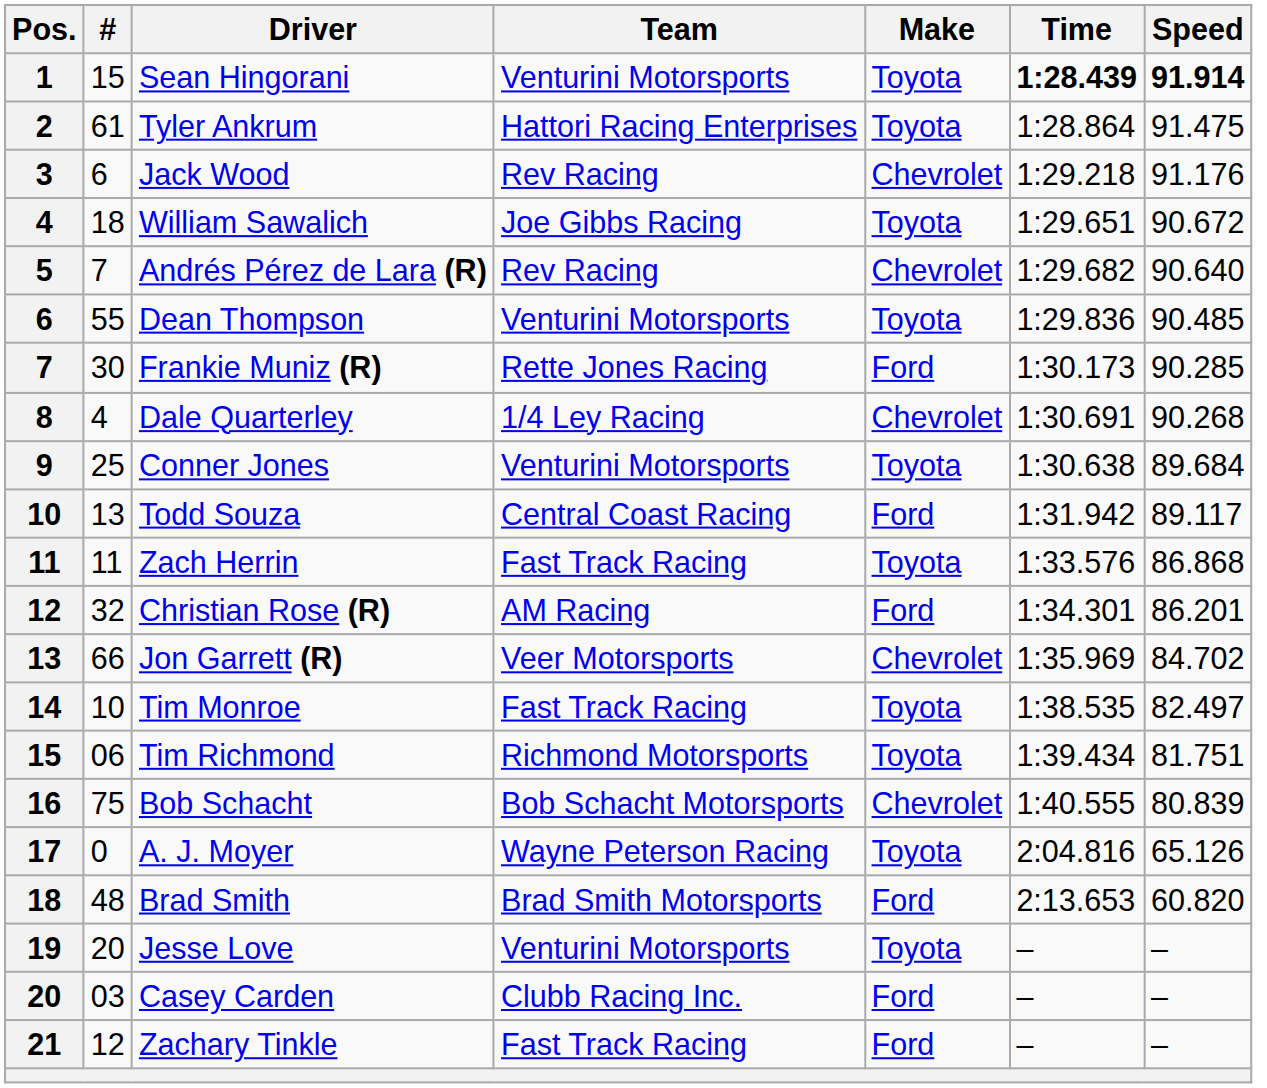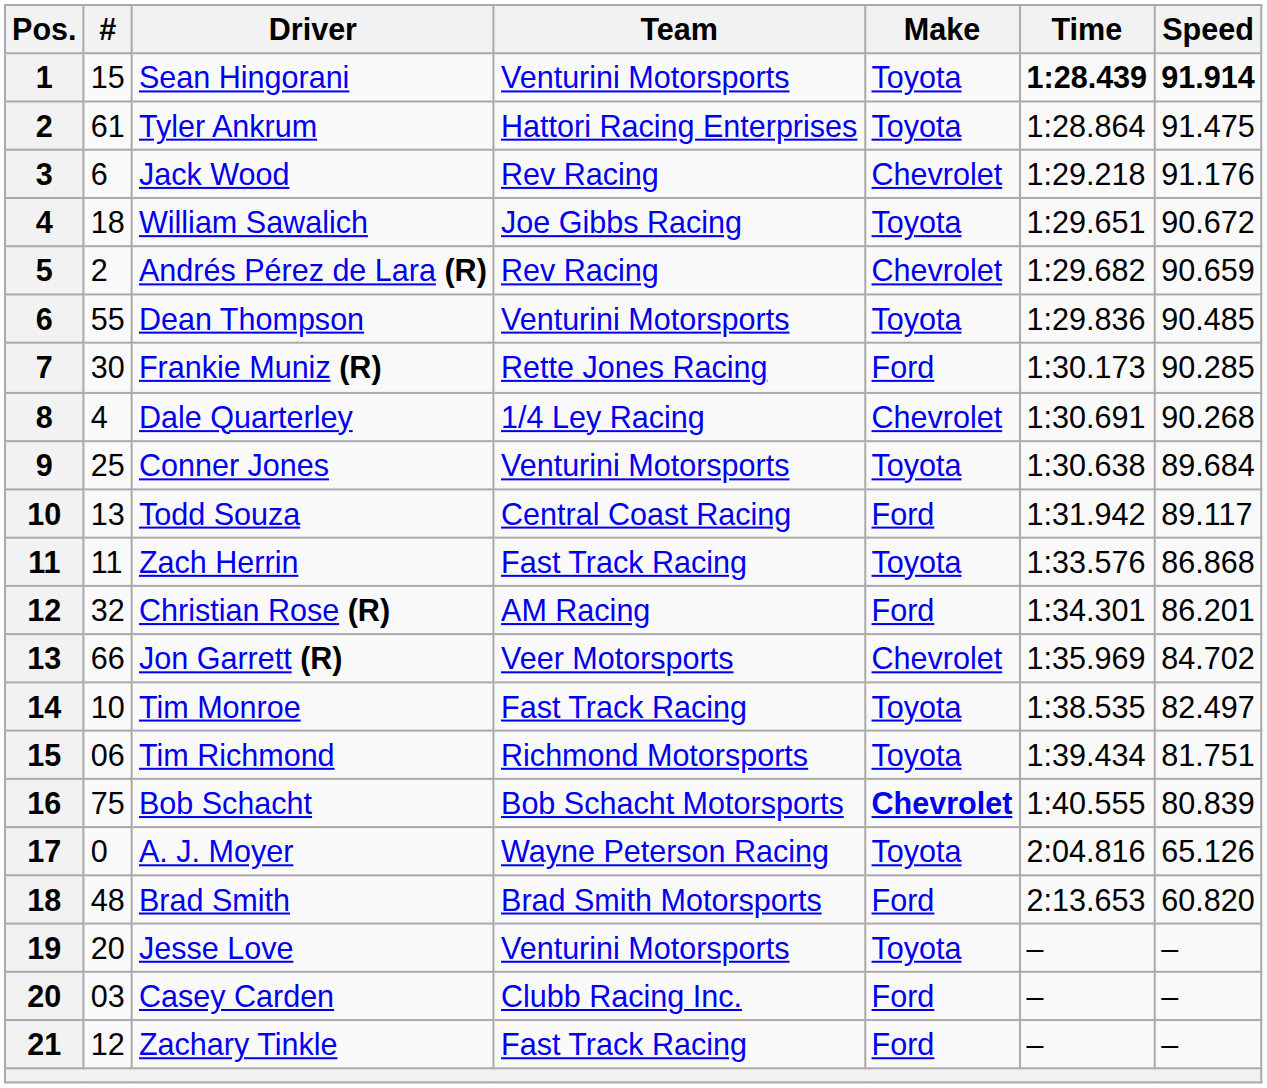(99, 271) 7 -> (99, 271) 2
(1198, 271) 90.640 -> (1208, 271) 90.659
(937, 803) normal -> (942, 803) bold
